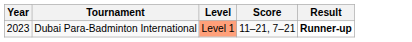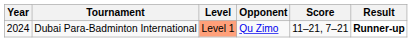+ column: (263, 13)
(18, 29) 2023 -> (18, 29) 2024
